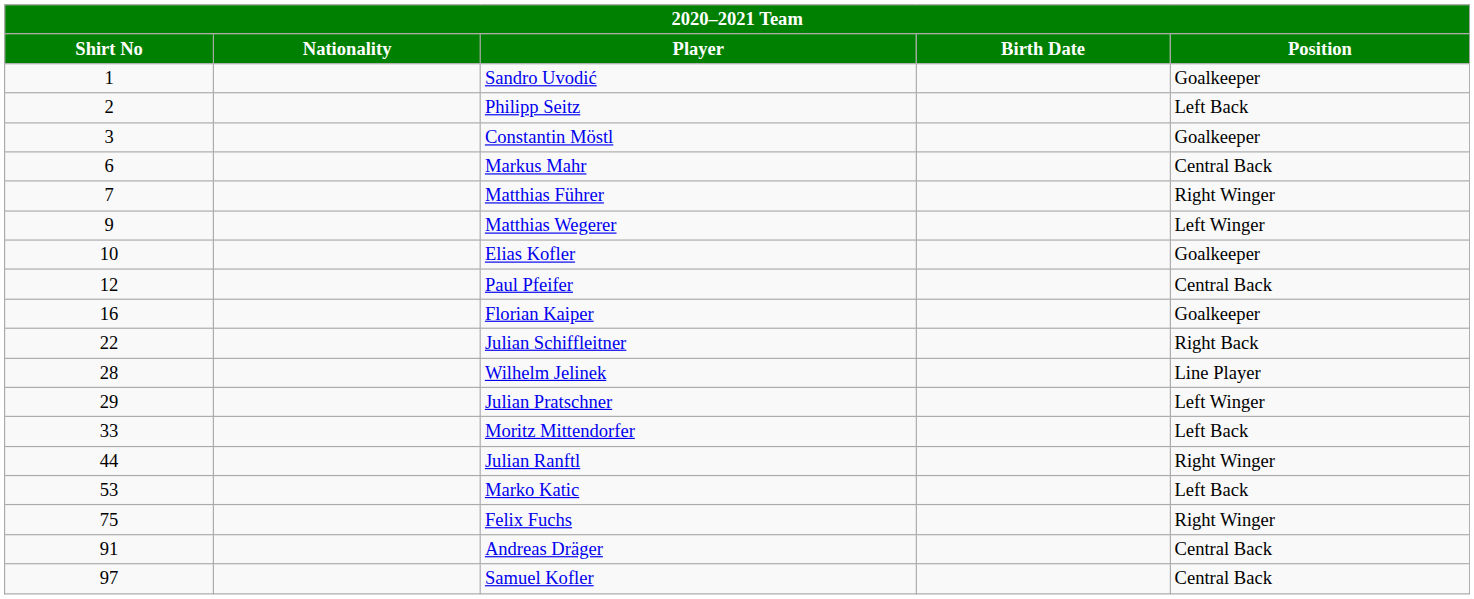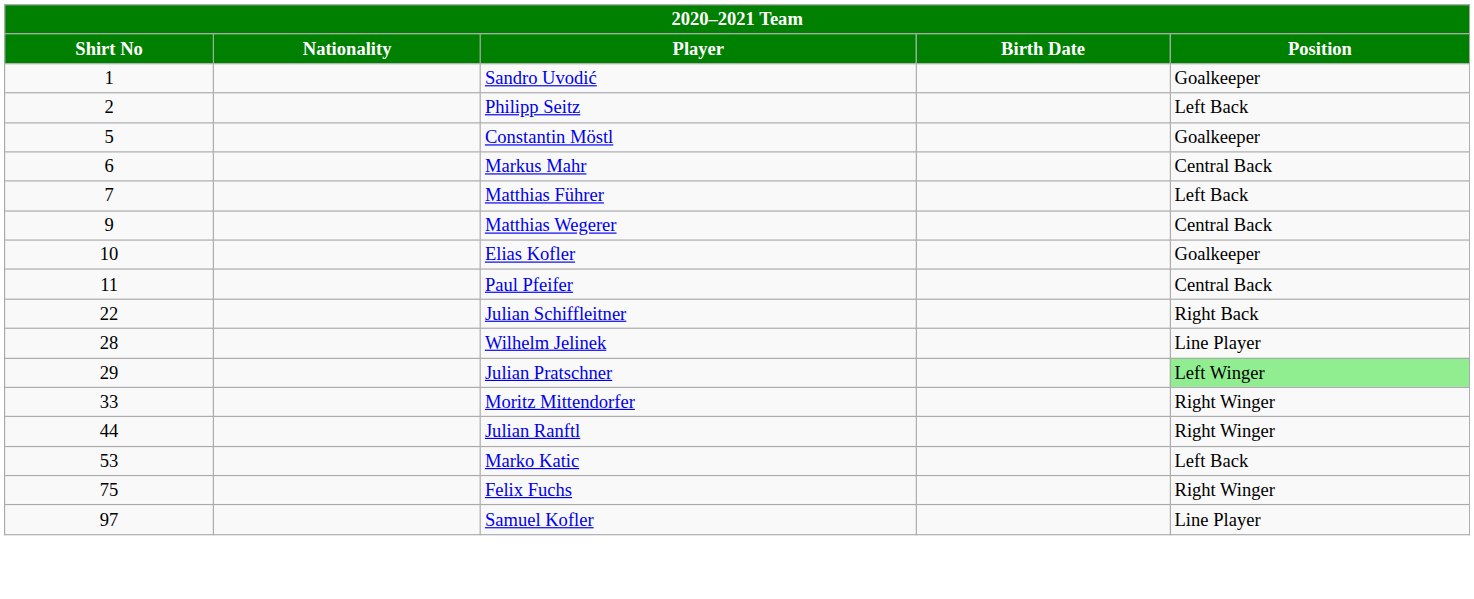(109, 136) 3 -> (109, 136) 5
(1225, 195) Right Winger -> (1211, 195) Left Back
(1220, 225) Left Winger -> (1223, 225) Central Back
(109, 284) 12 -> (109, 284) 11
- row: (539, 313)
(1220, 401) no background -> (1220, 372) lightgreen background
(1211, 431) Left Back -> (1225, 401) Right Winger
- row: (544, 549)
(1223, 578) Central Back -> (1218, 519) Line Player
